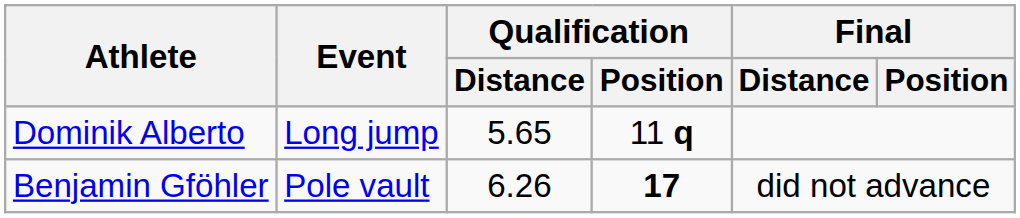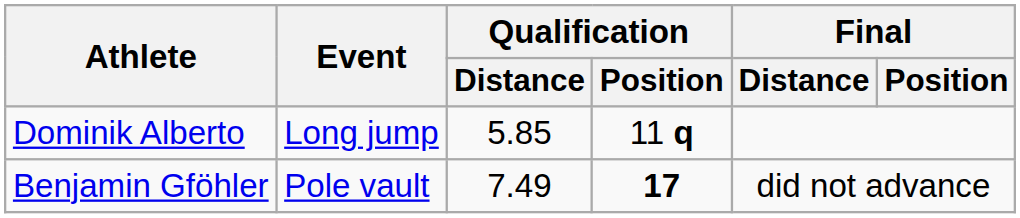(519, 133) 5.65 -> (519, 133) 5.85
(519, 186) 6.26 -> (519, 186) 7.49
